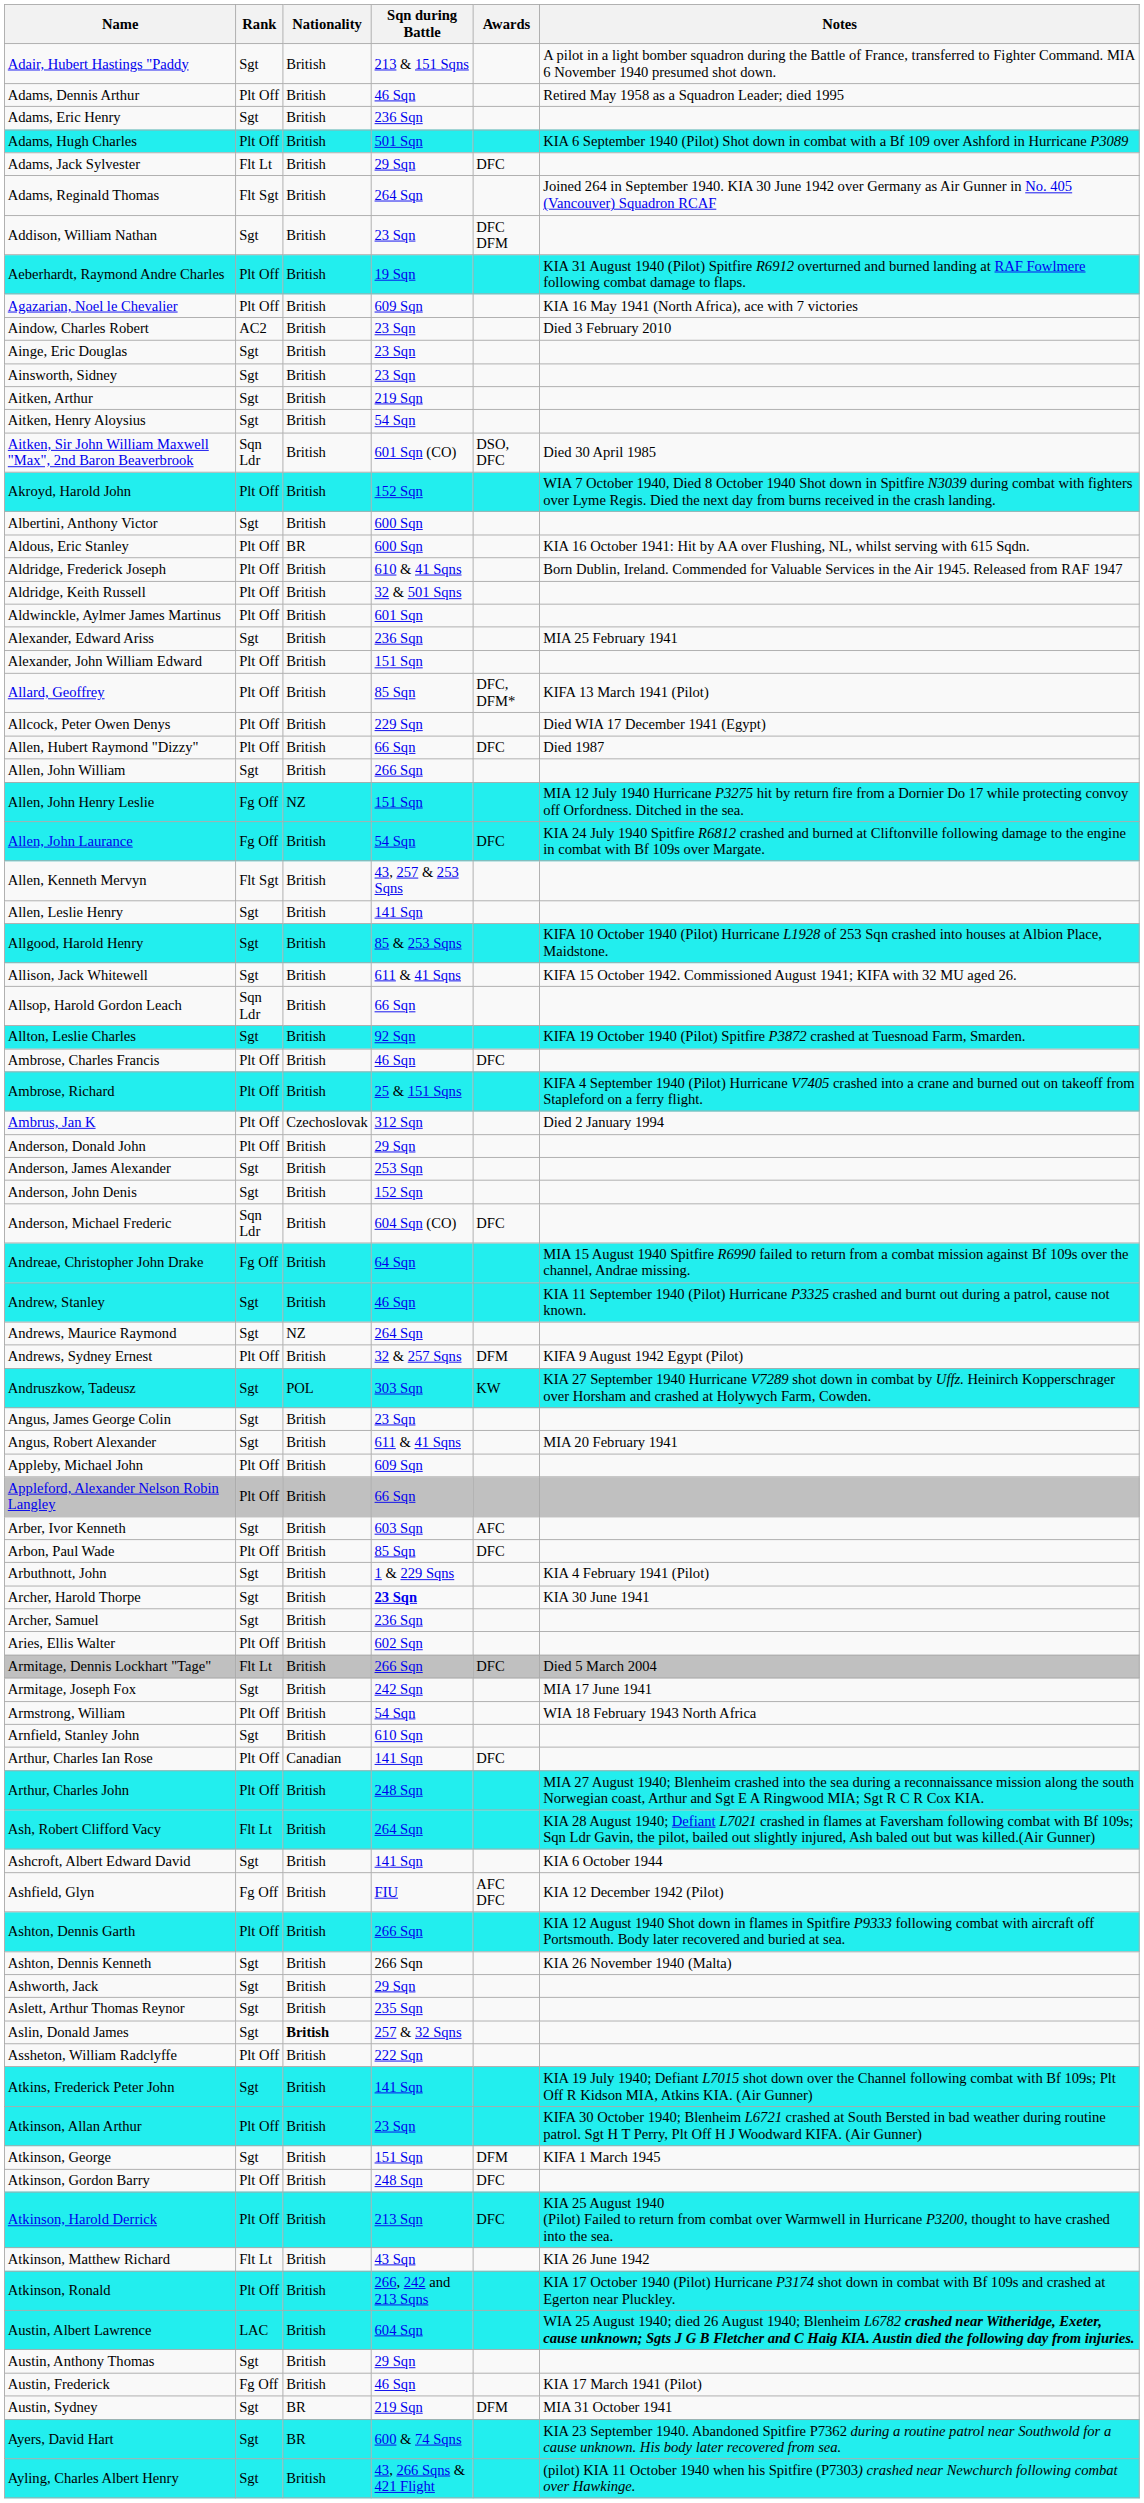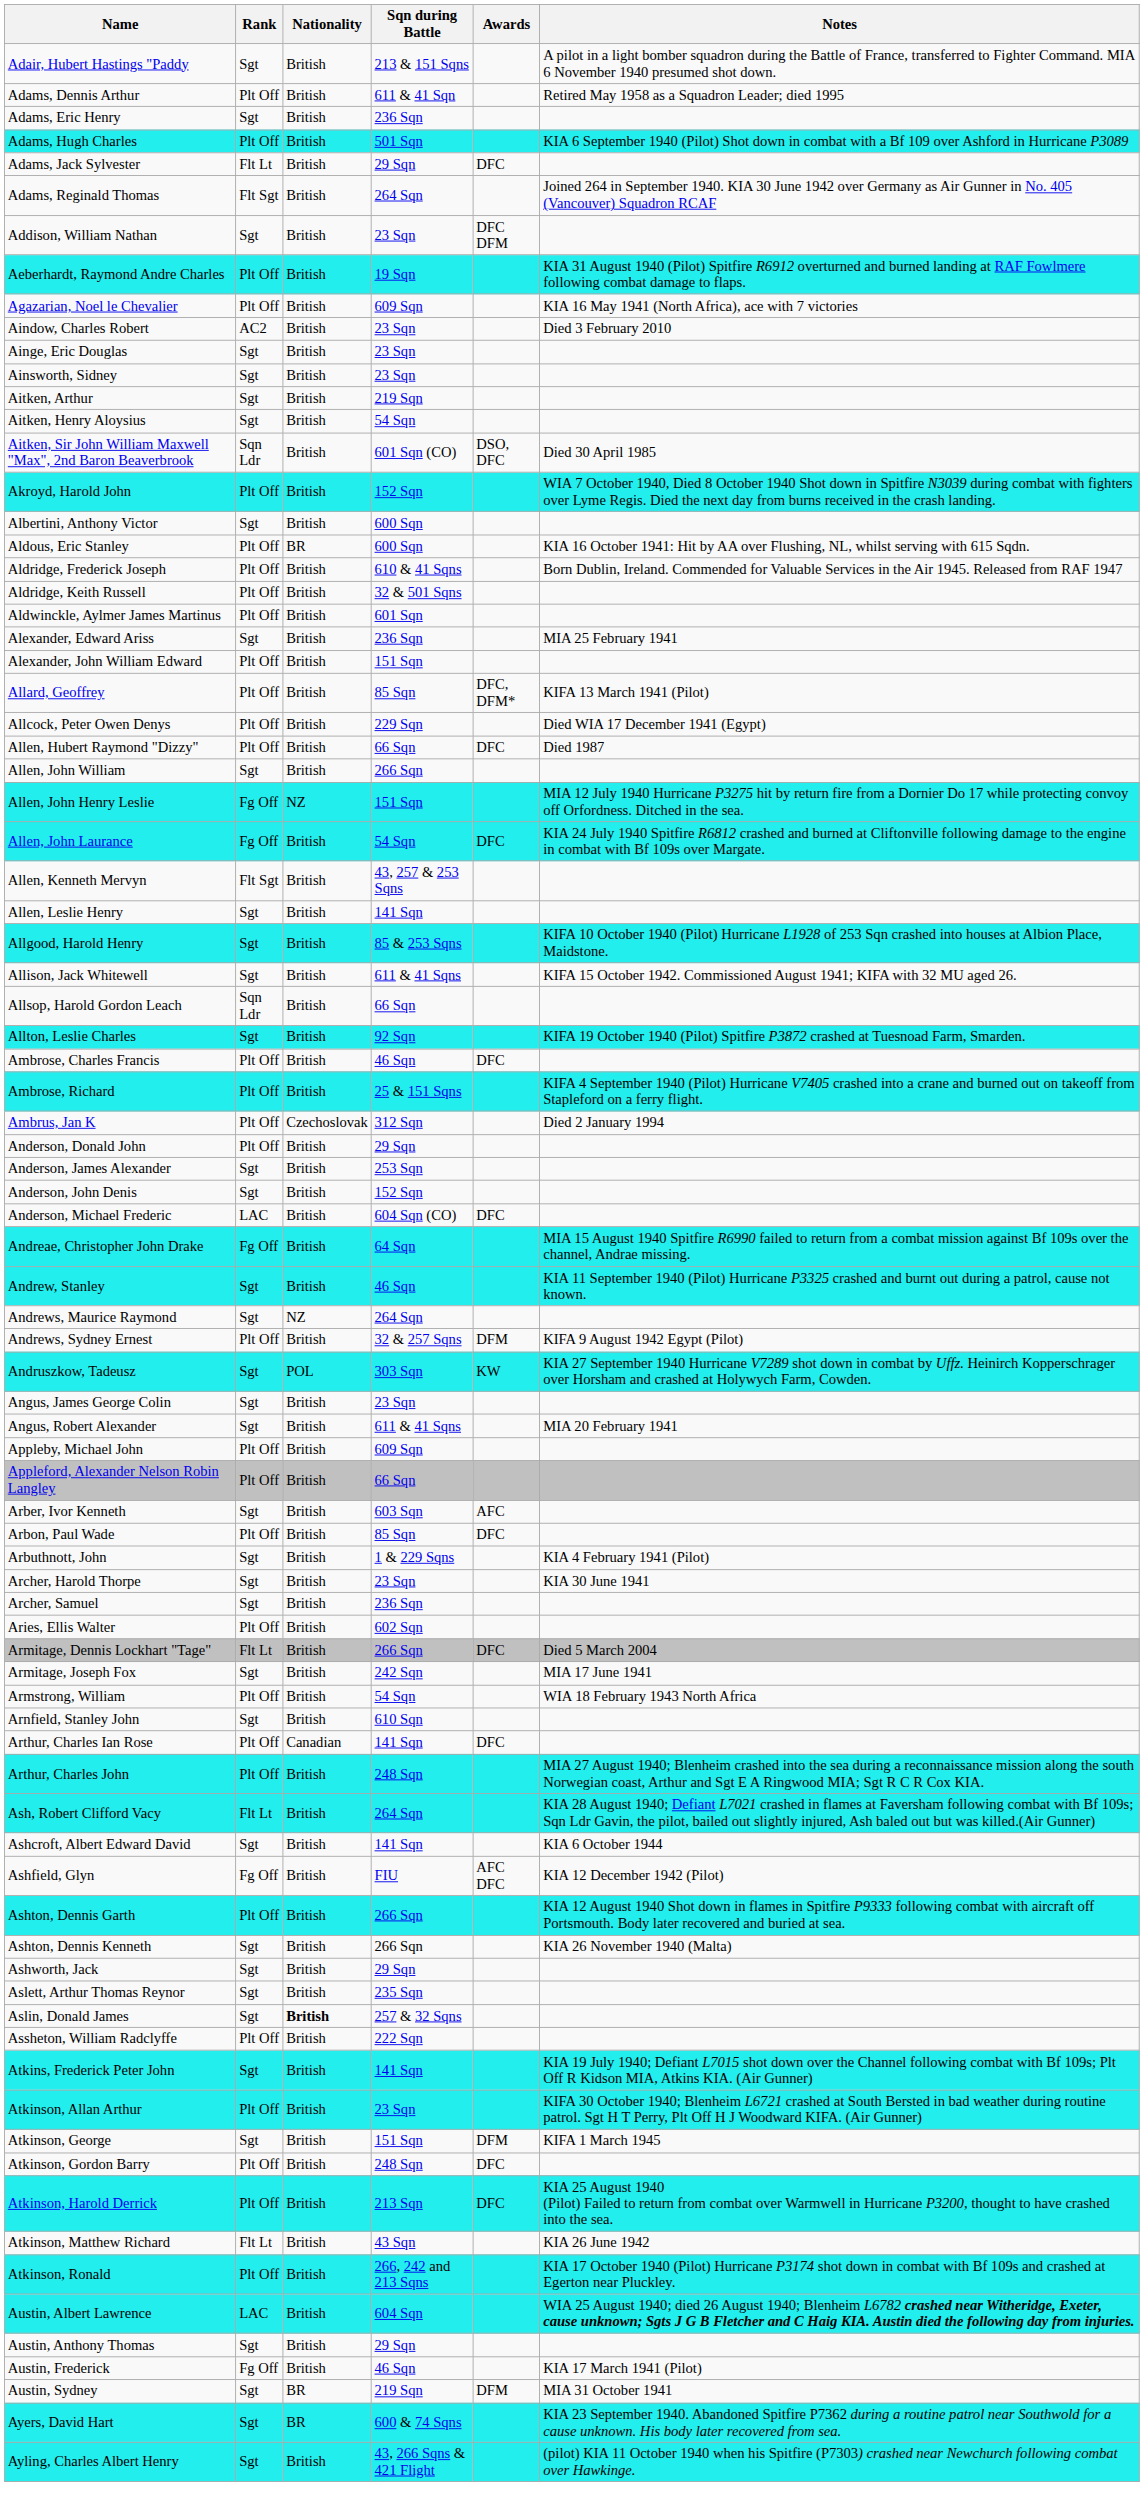(395, 94) 46 Sqn -> (415, 94) 611 & 41 Sqn
(251, 1223) Sqn Ldr -> (254, 1215) LAC
(396, 1597) bold -> (395, 1580) normal
